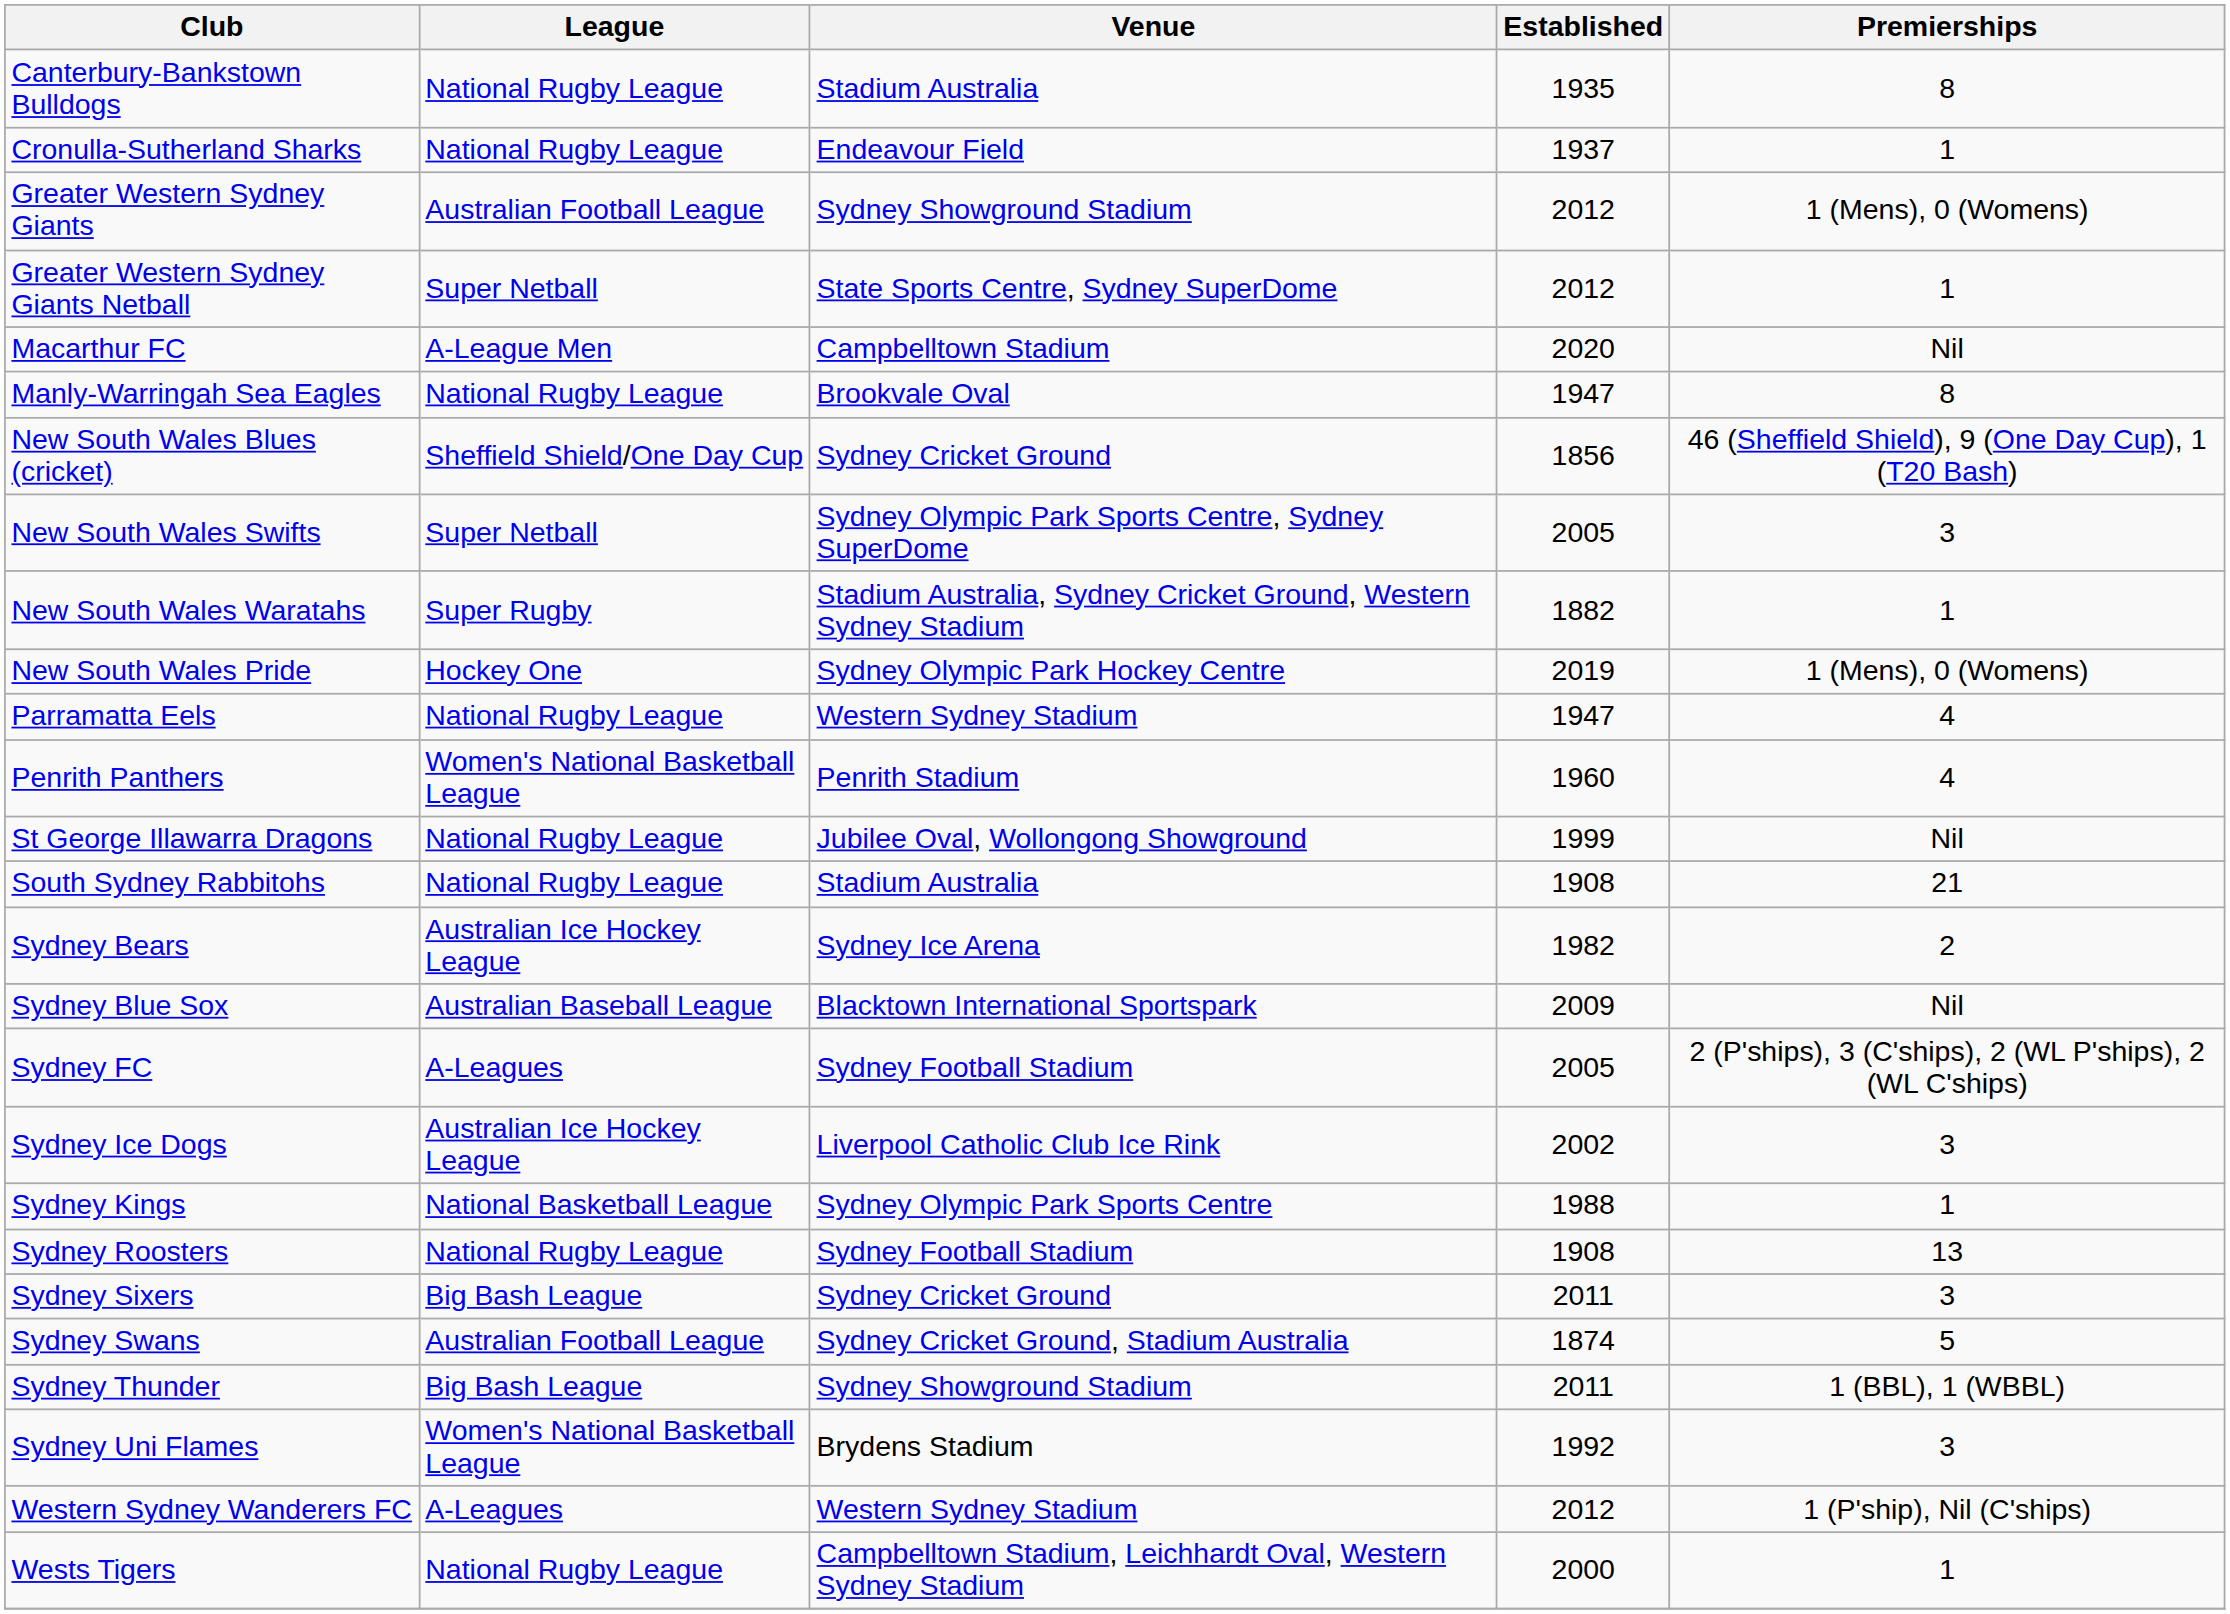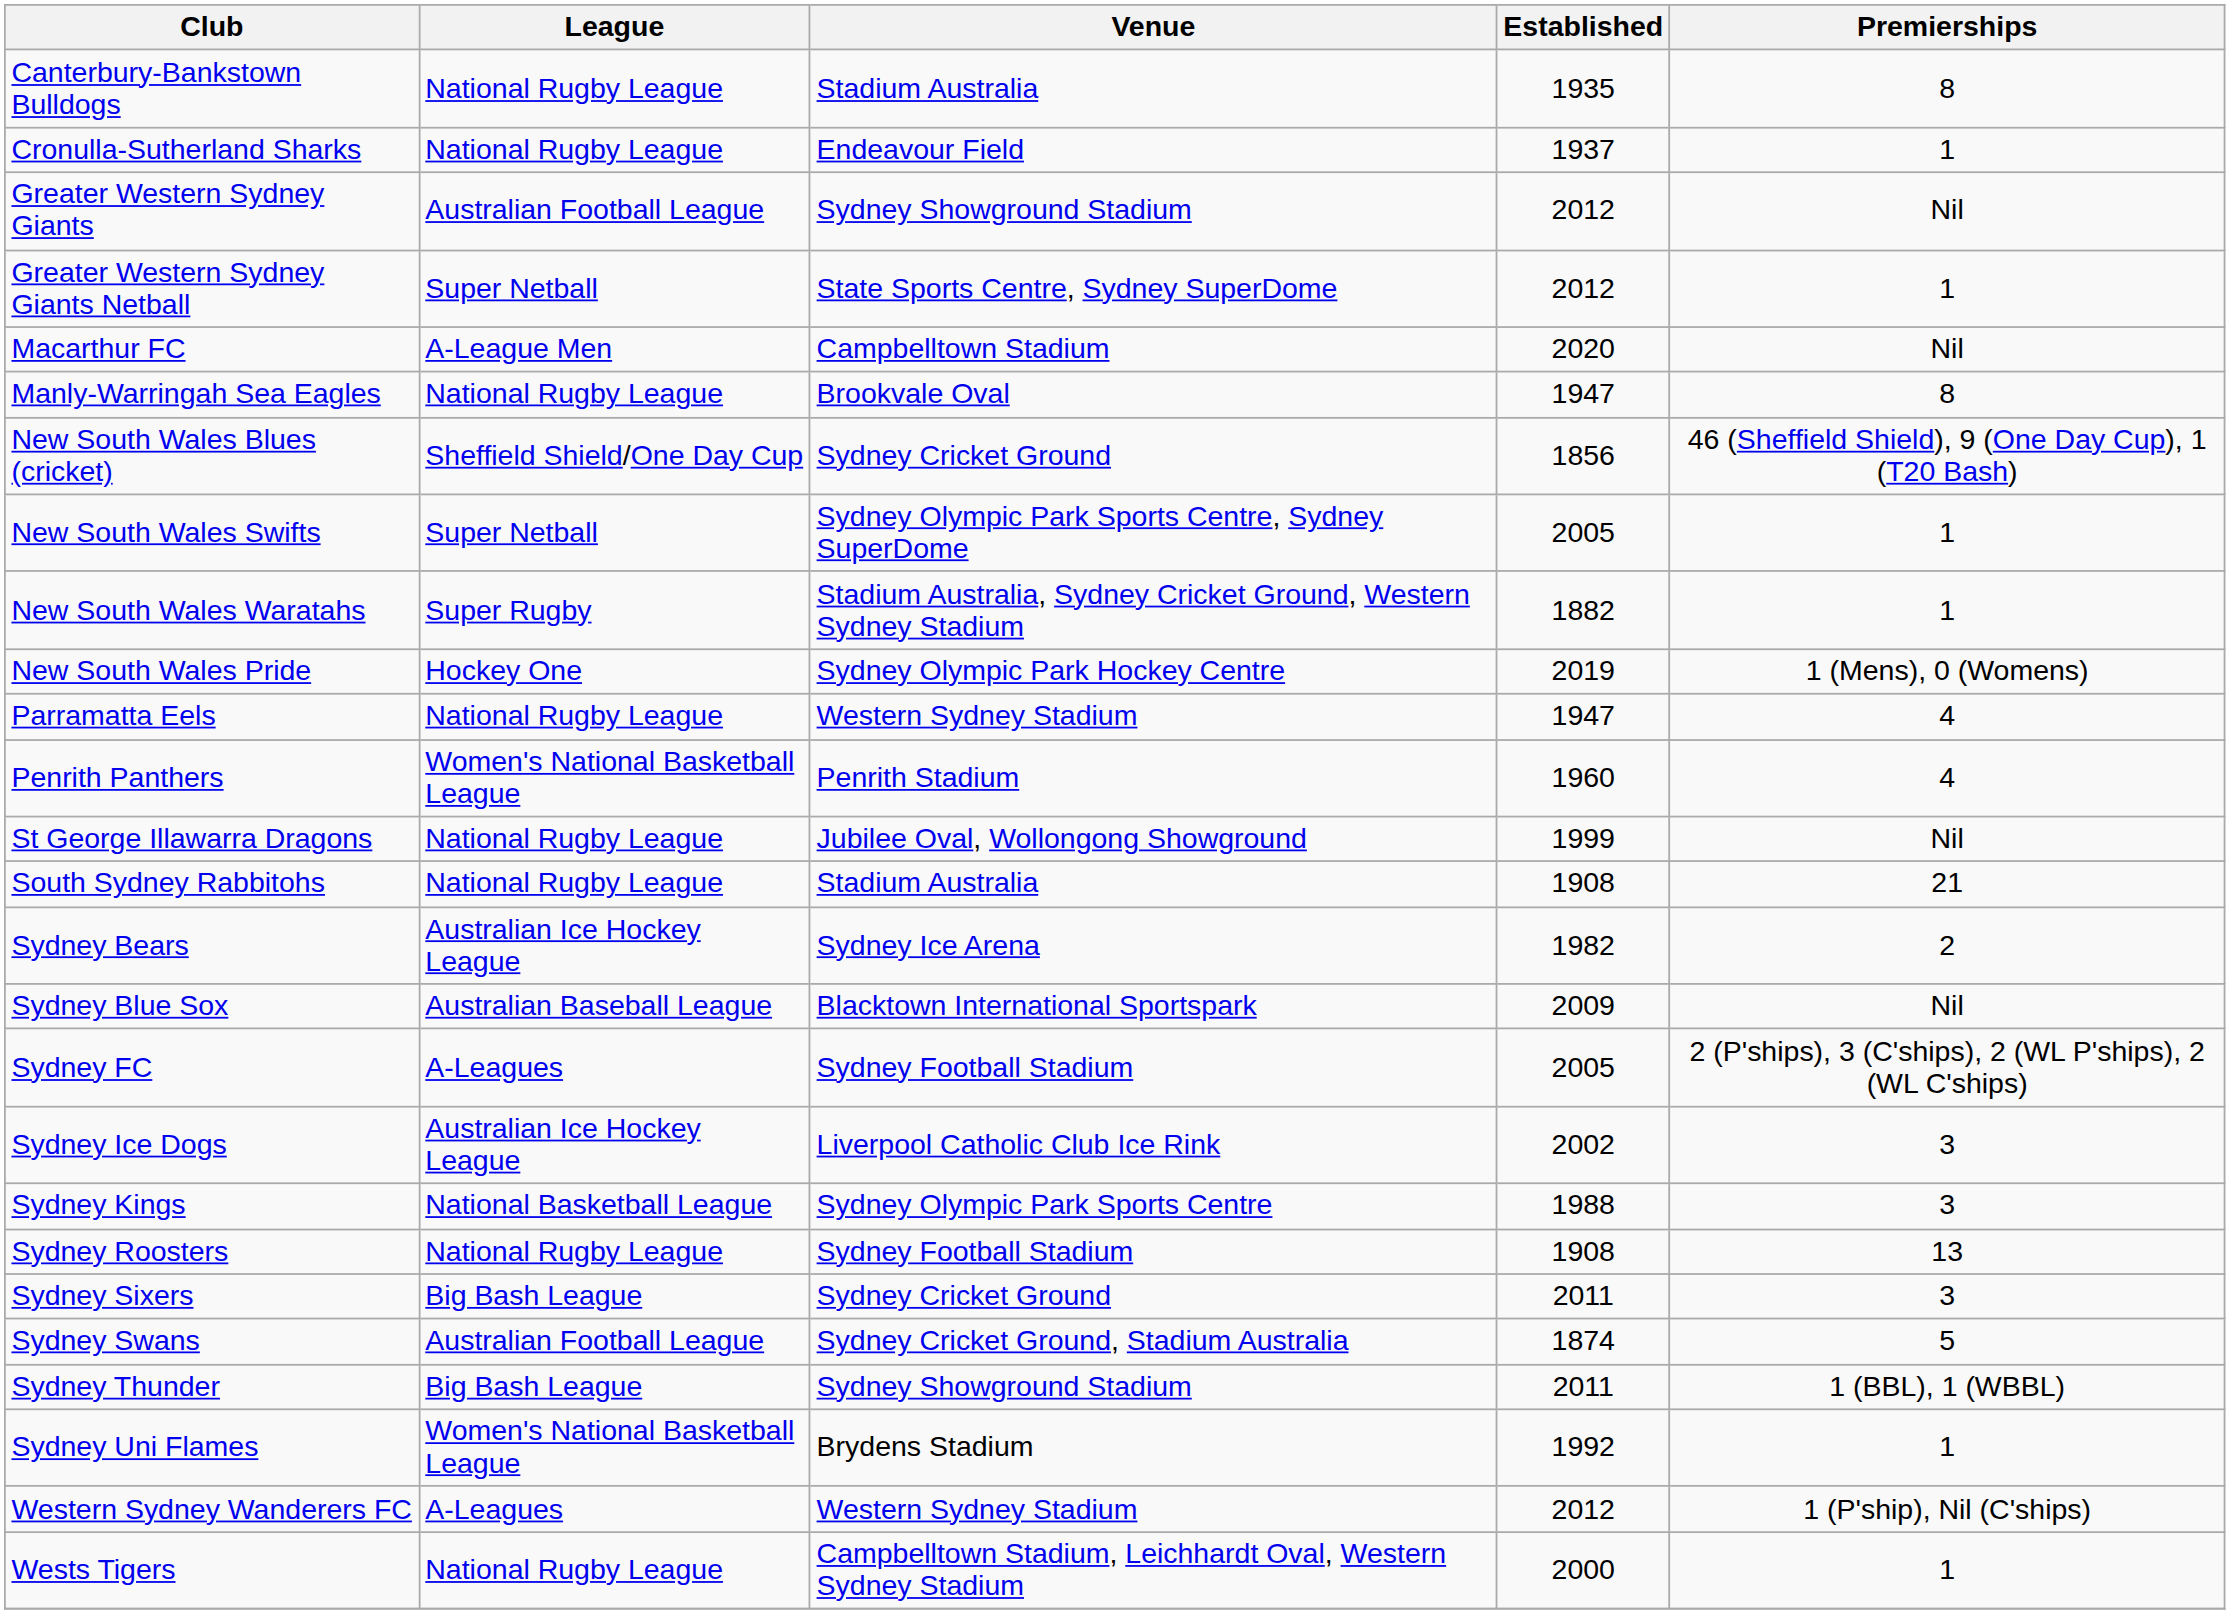(1947, 210) 1 (Mens), 0 (Womens) -> (1947, 210) Nil
(1947, 532) 3 -> (1947, 532) 1
(1947, 1205) 1 -> (1947, 1205) 3
(1947, 1447) 3 -> (1947, 1447) 1
